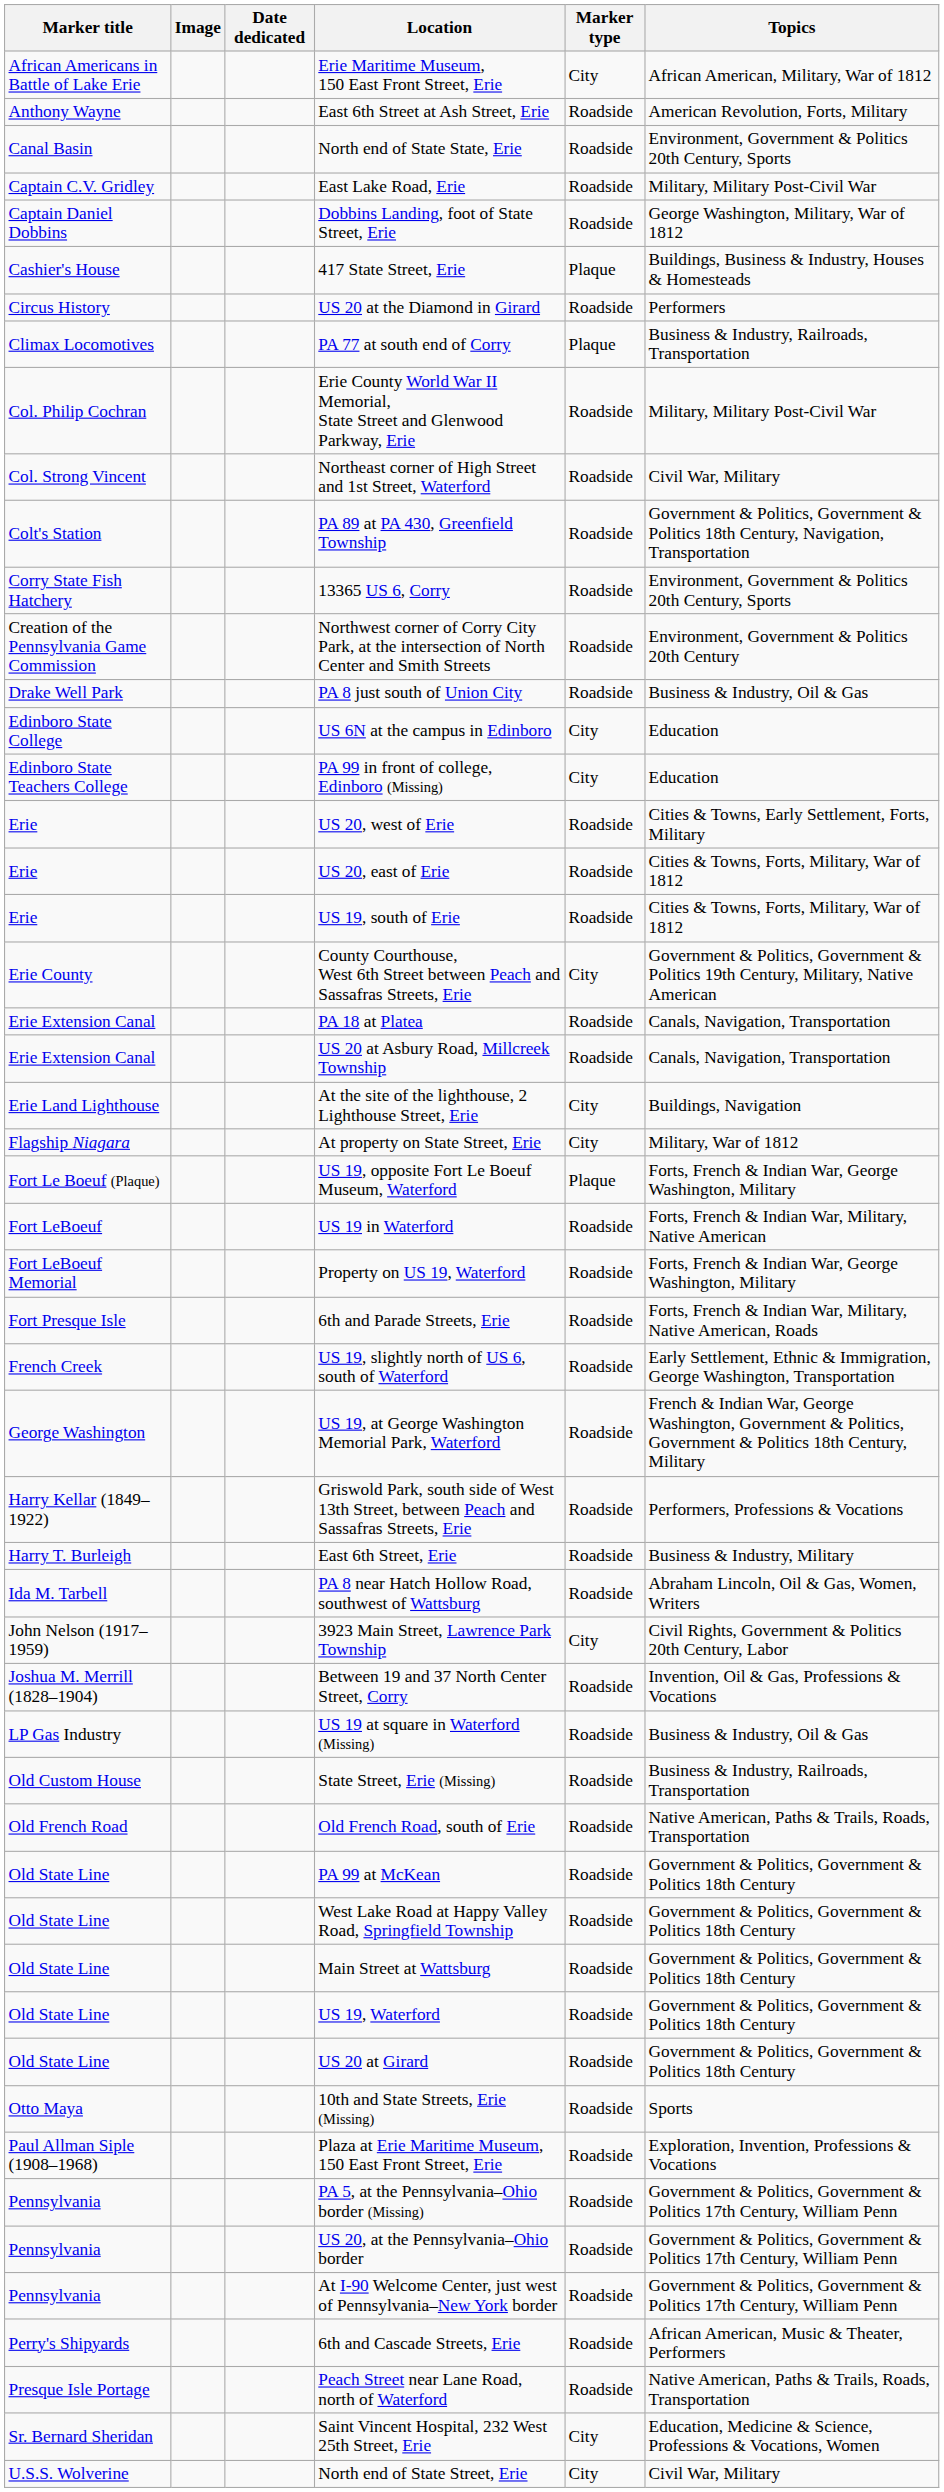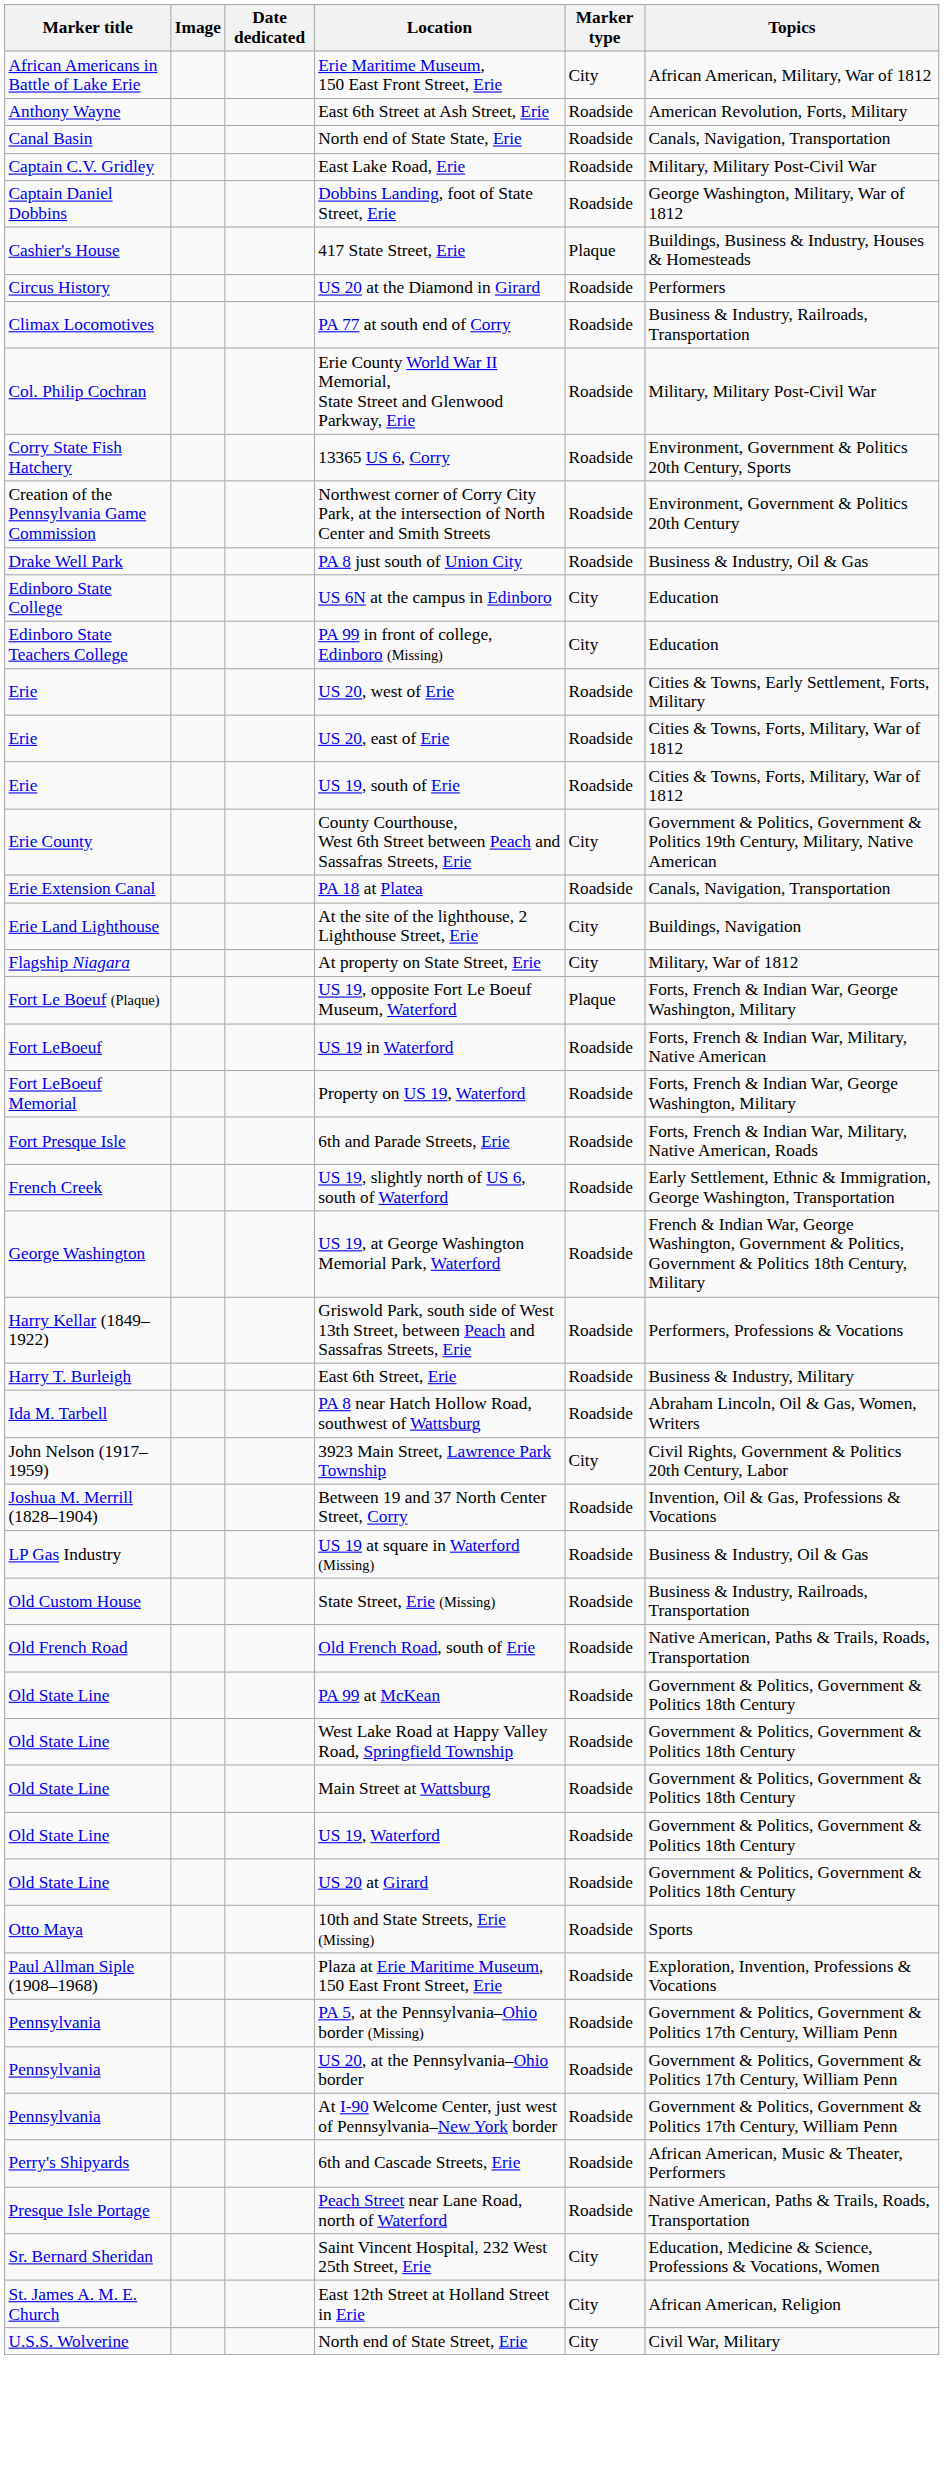(778, 149) Environment, Government & Politics 20th Century, Sports -> (770, 139) Canals, Navigation, Transportation
(592, 344) Plaque -> (601, 324) Roadside
- row: (427, 476)
- row: (416, 533)
- row: (434, 1058)
+ row: (434, 2303)
